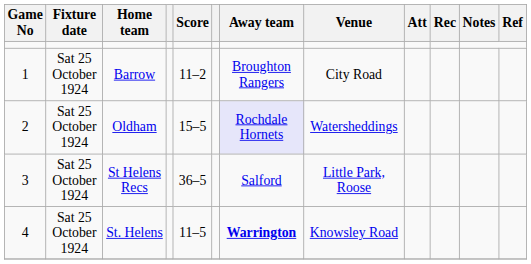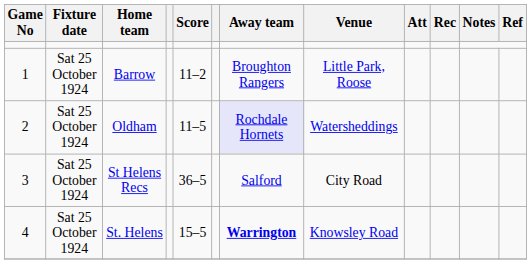(354, 74) City Road -> (354, 74) Little Park, Roose
(193, 127) 15–5 -> (193, 127) 11–5
(354, 180) Little Park, Roose -> (354, 180) City Road
(193, 232) 11–5 -> (193, 232) 15–5
